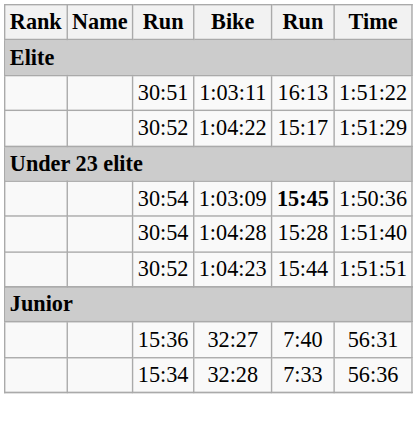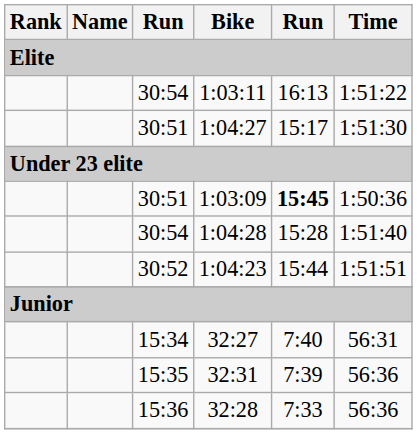(163, 92) 30:51 -> (163, 92) 30:54
- row: (233, 127)
+ row: (233, 127)
(163, 198) 30:54 -> (163, 198) 30:51
(163, 339) 15:36 -> (163, 339) 15:34
+ row: (233, 374)
(163, 374) 15:34 -> (163, 410) 15:36
